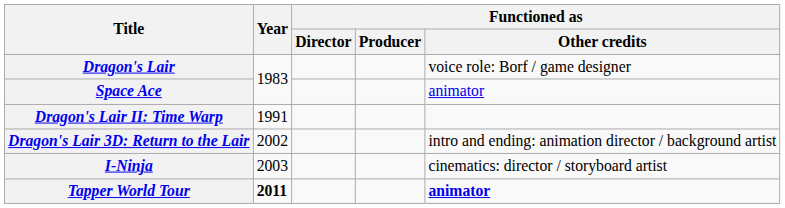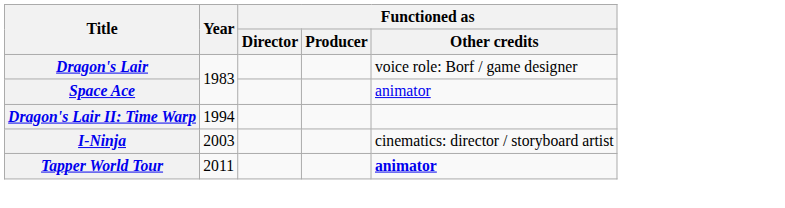(272, 116) 1991 -> (219, 116) 1994
- row: (129, 141)
(272, 191) bold -> (219, 166) normal
